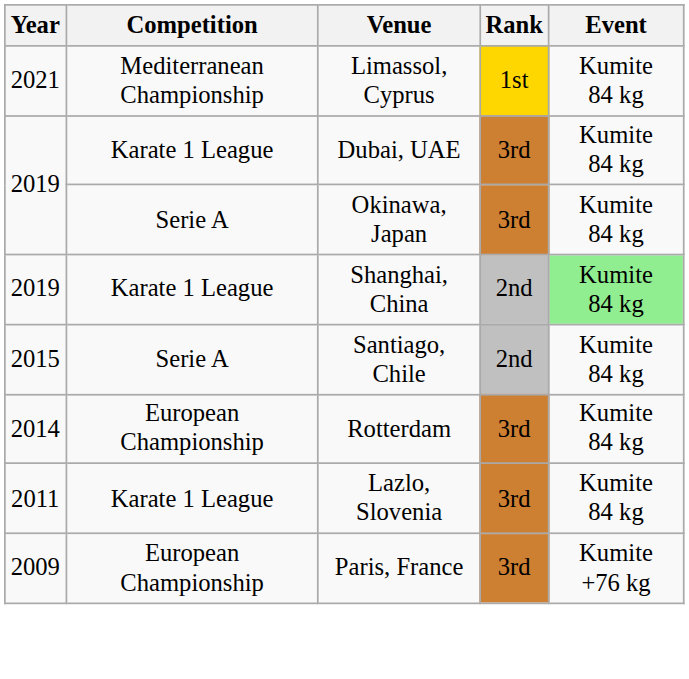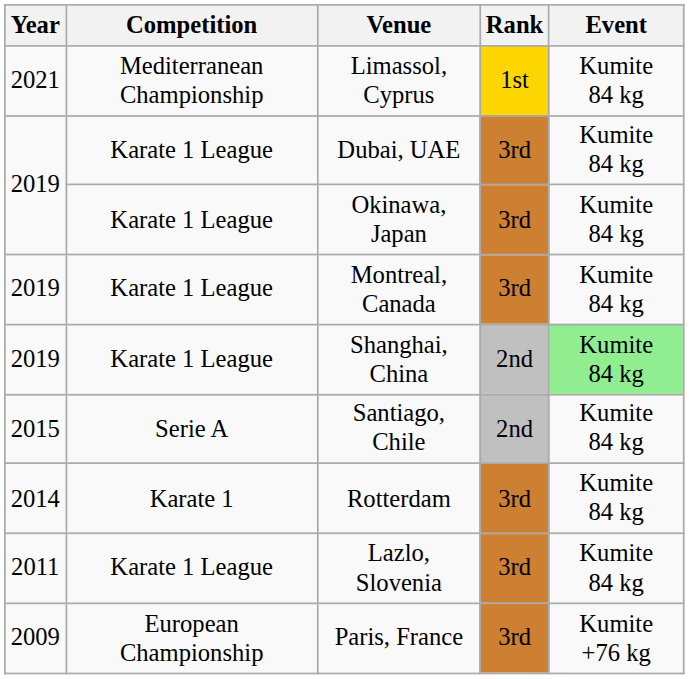(192, 219) Serie A -> (192, 219) Karate 1 League
+ row: (399, 289)
(192, 428) European Championship -> (192, 498) Karate 1
